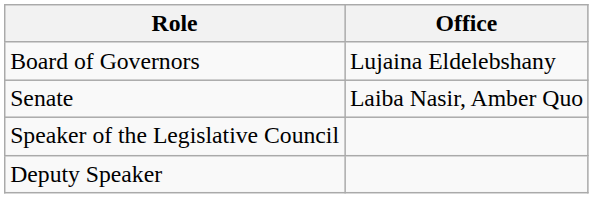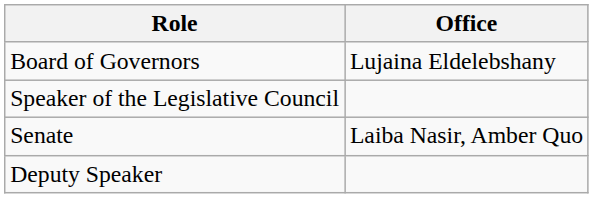rows swapped: (42, 98) <-> (175, 135)
